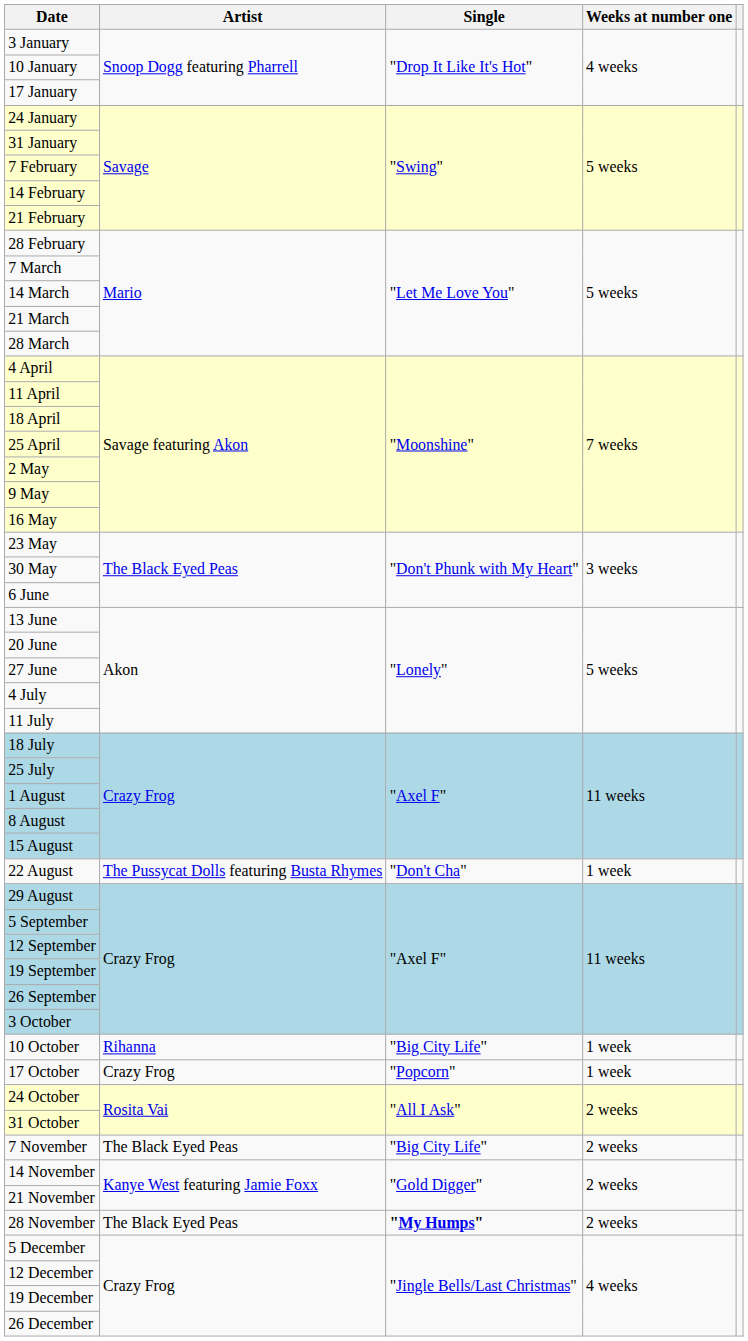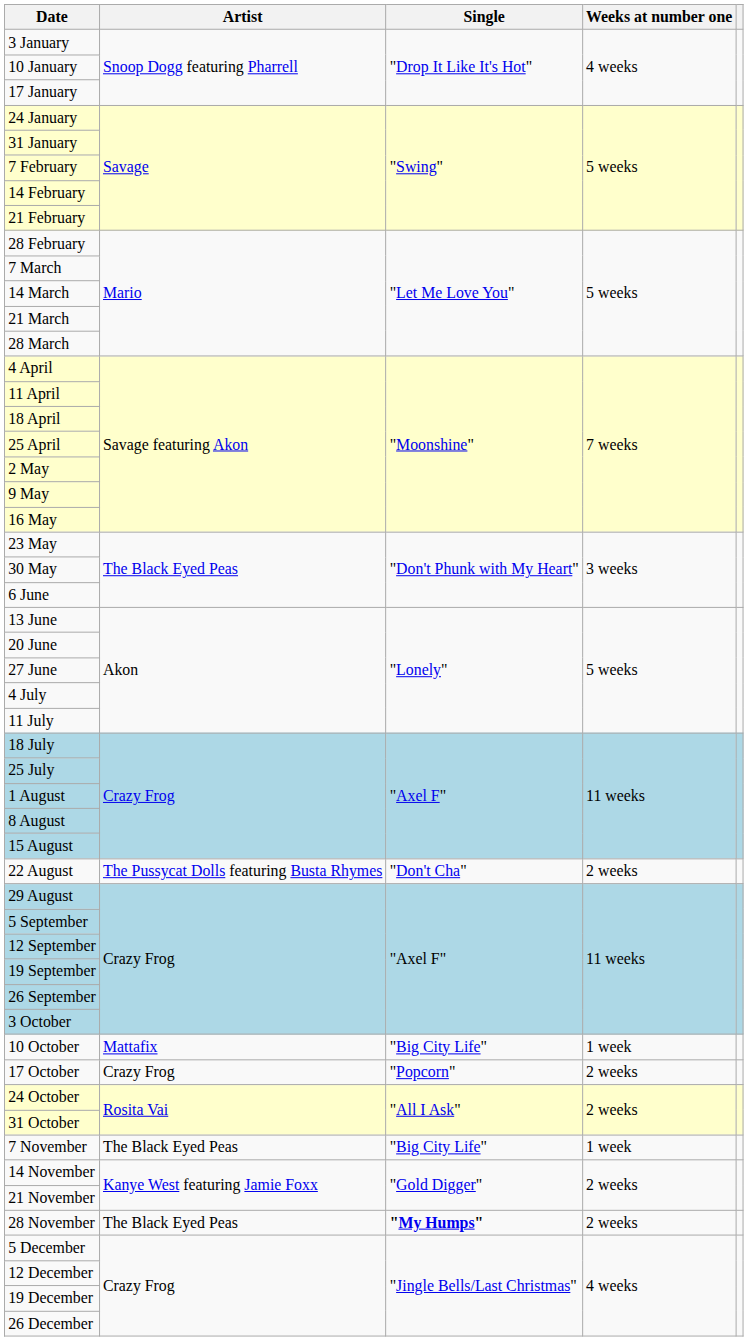(609, 871) 1 week -> (612, 871) 2 weeks
(129, 1047) Rihanna -> (130, 1047) Mattafix
(609, 1072) 1 week -> (612, 1072) 2 weeks
(612, 1147) 2 weeks -> (609, 1147) 1 week
